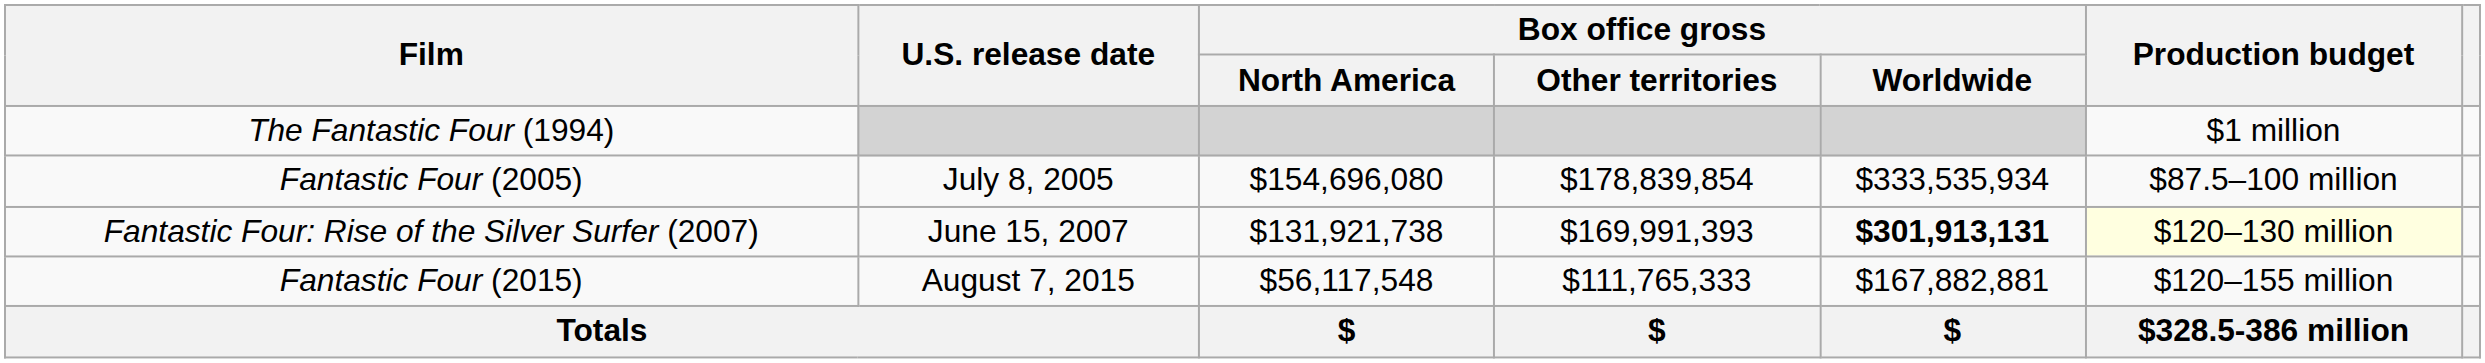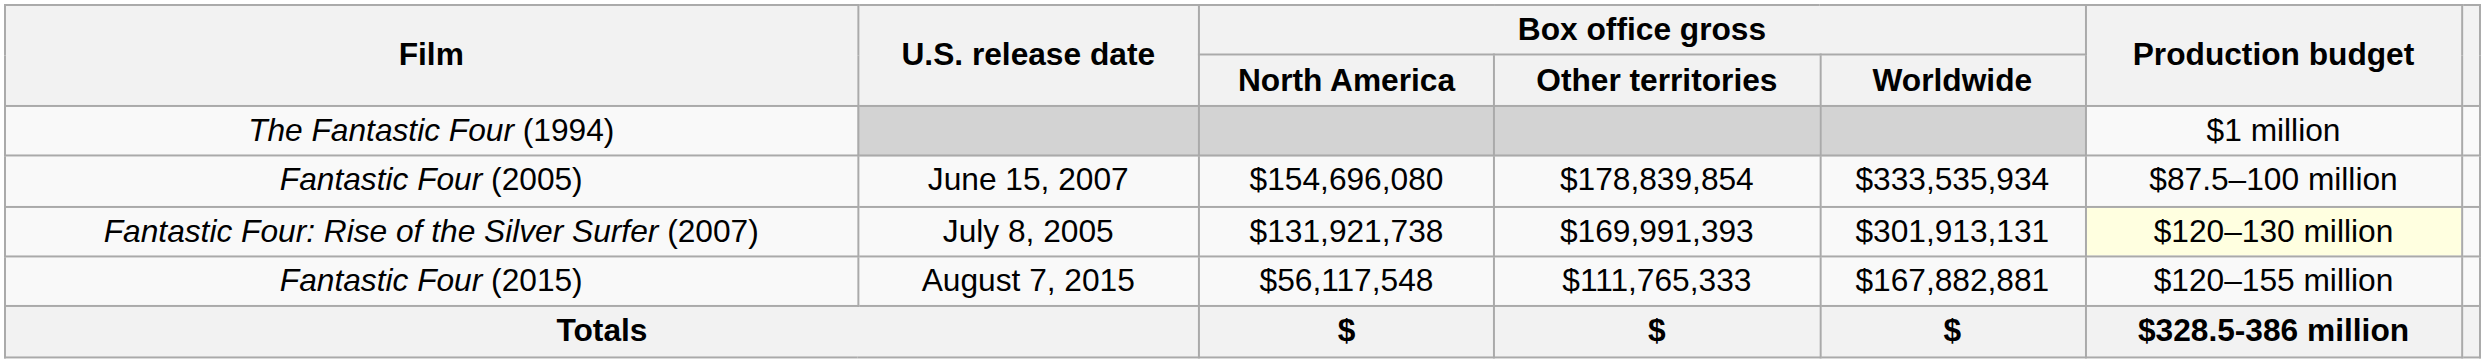(1028, 180) July 8, 2005 -> (1028, 180) June 15, 2007
(1028, 230) June 15, 2007 -> (1028, 230) July 8, 2005
(1952, 230) bold -> (1952, 230) normal
